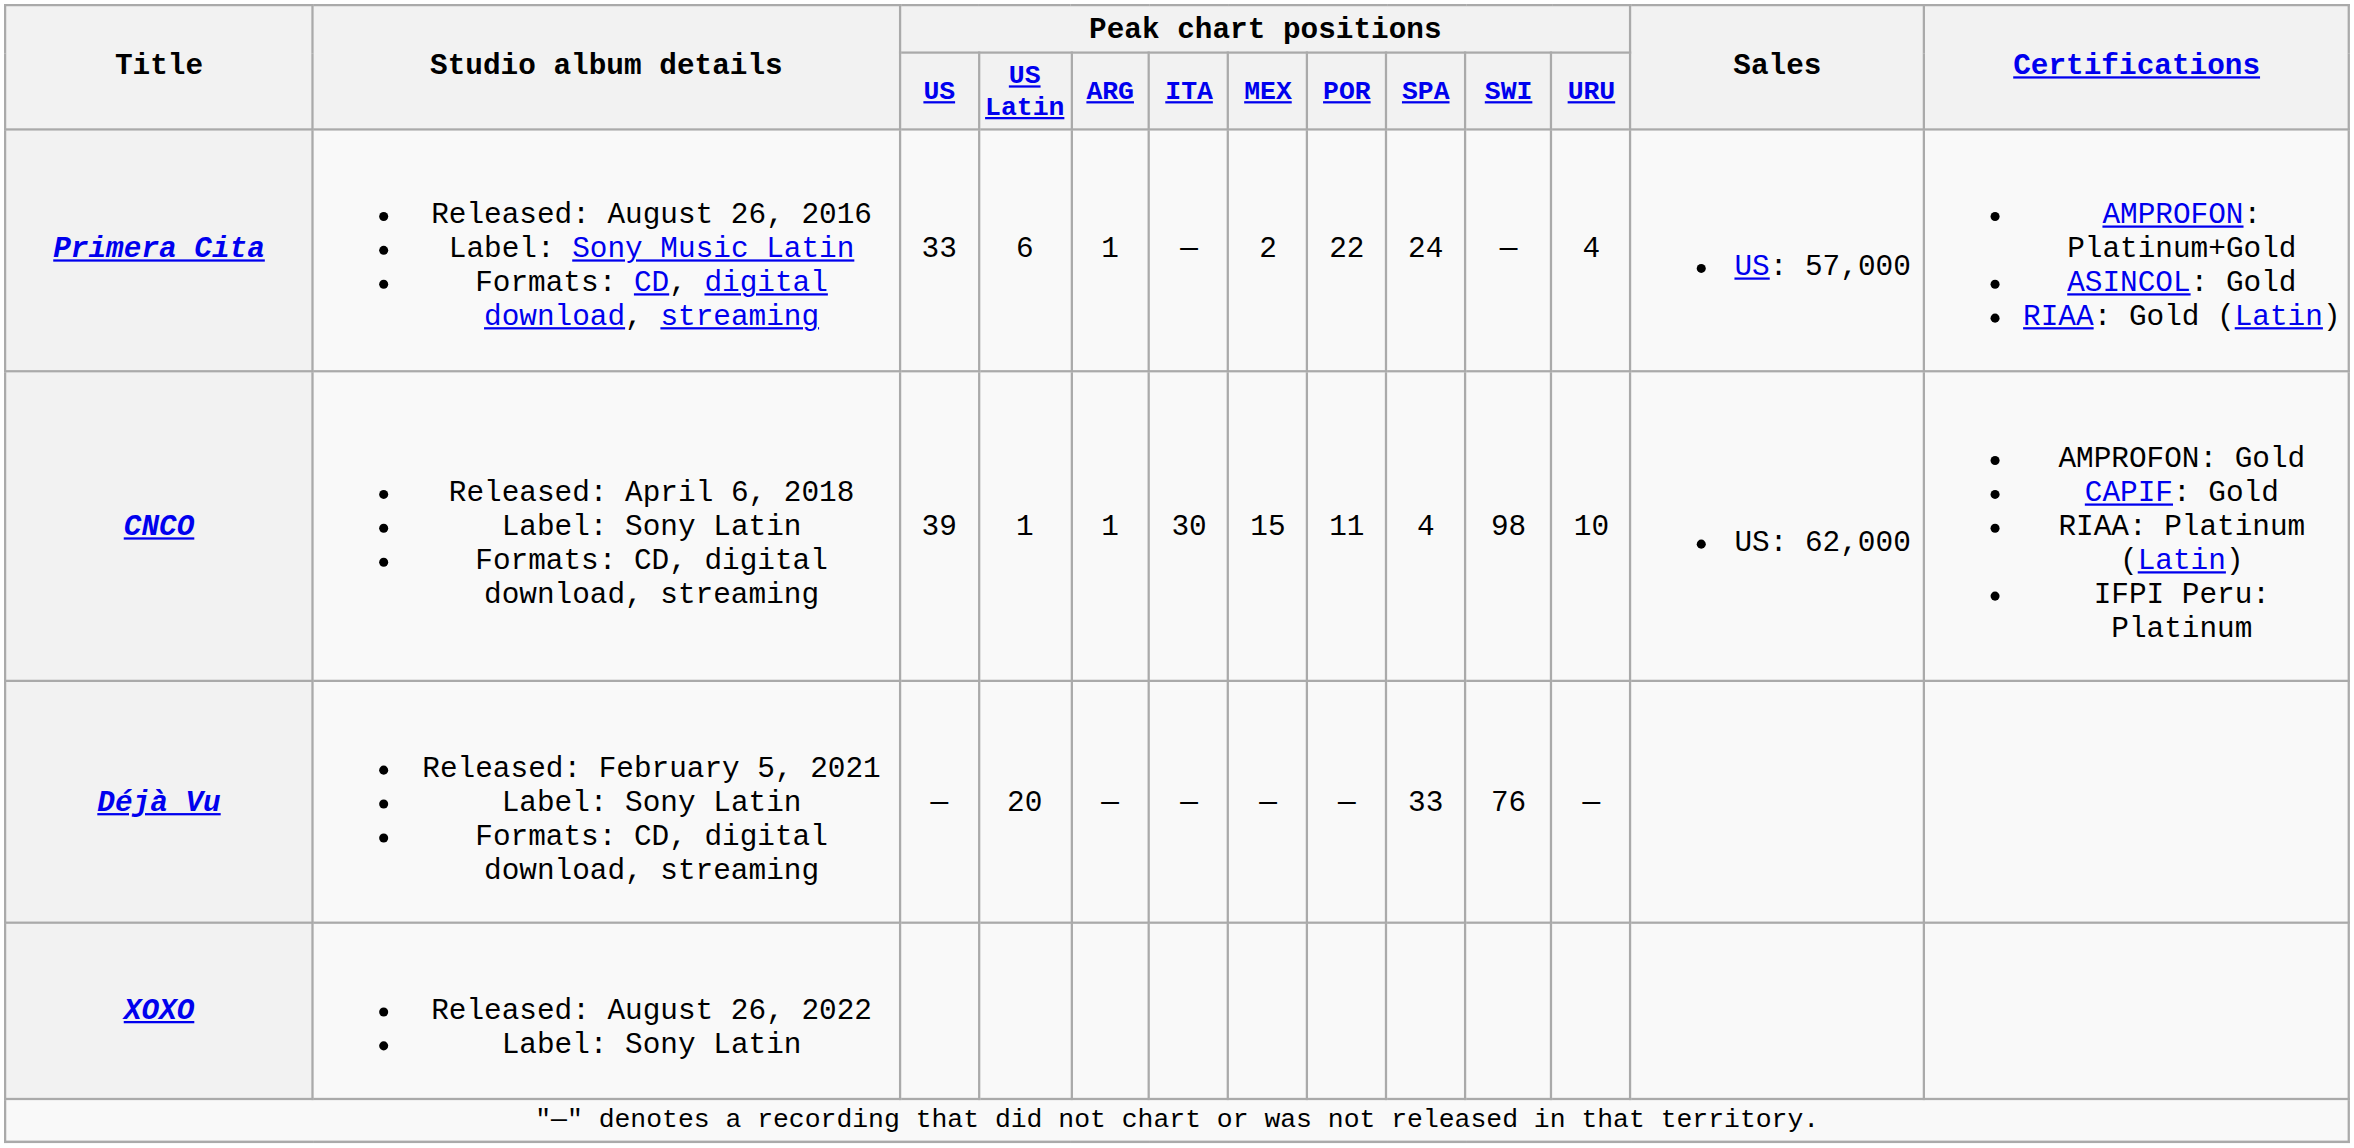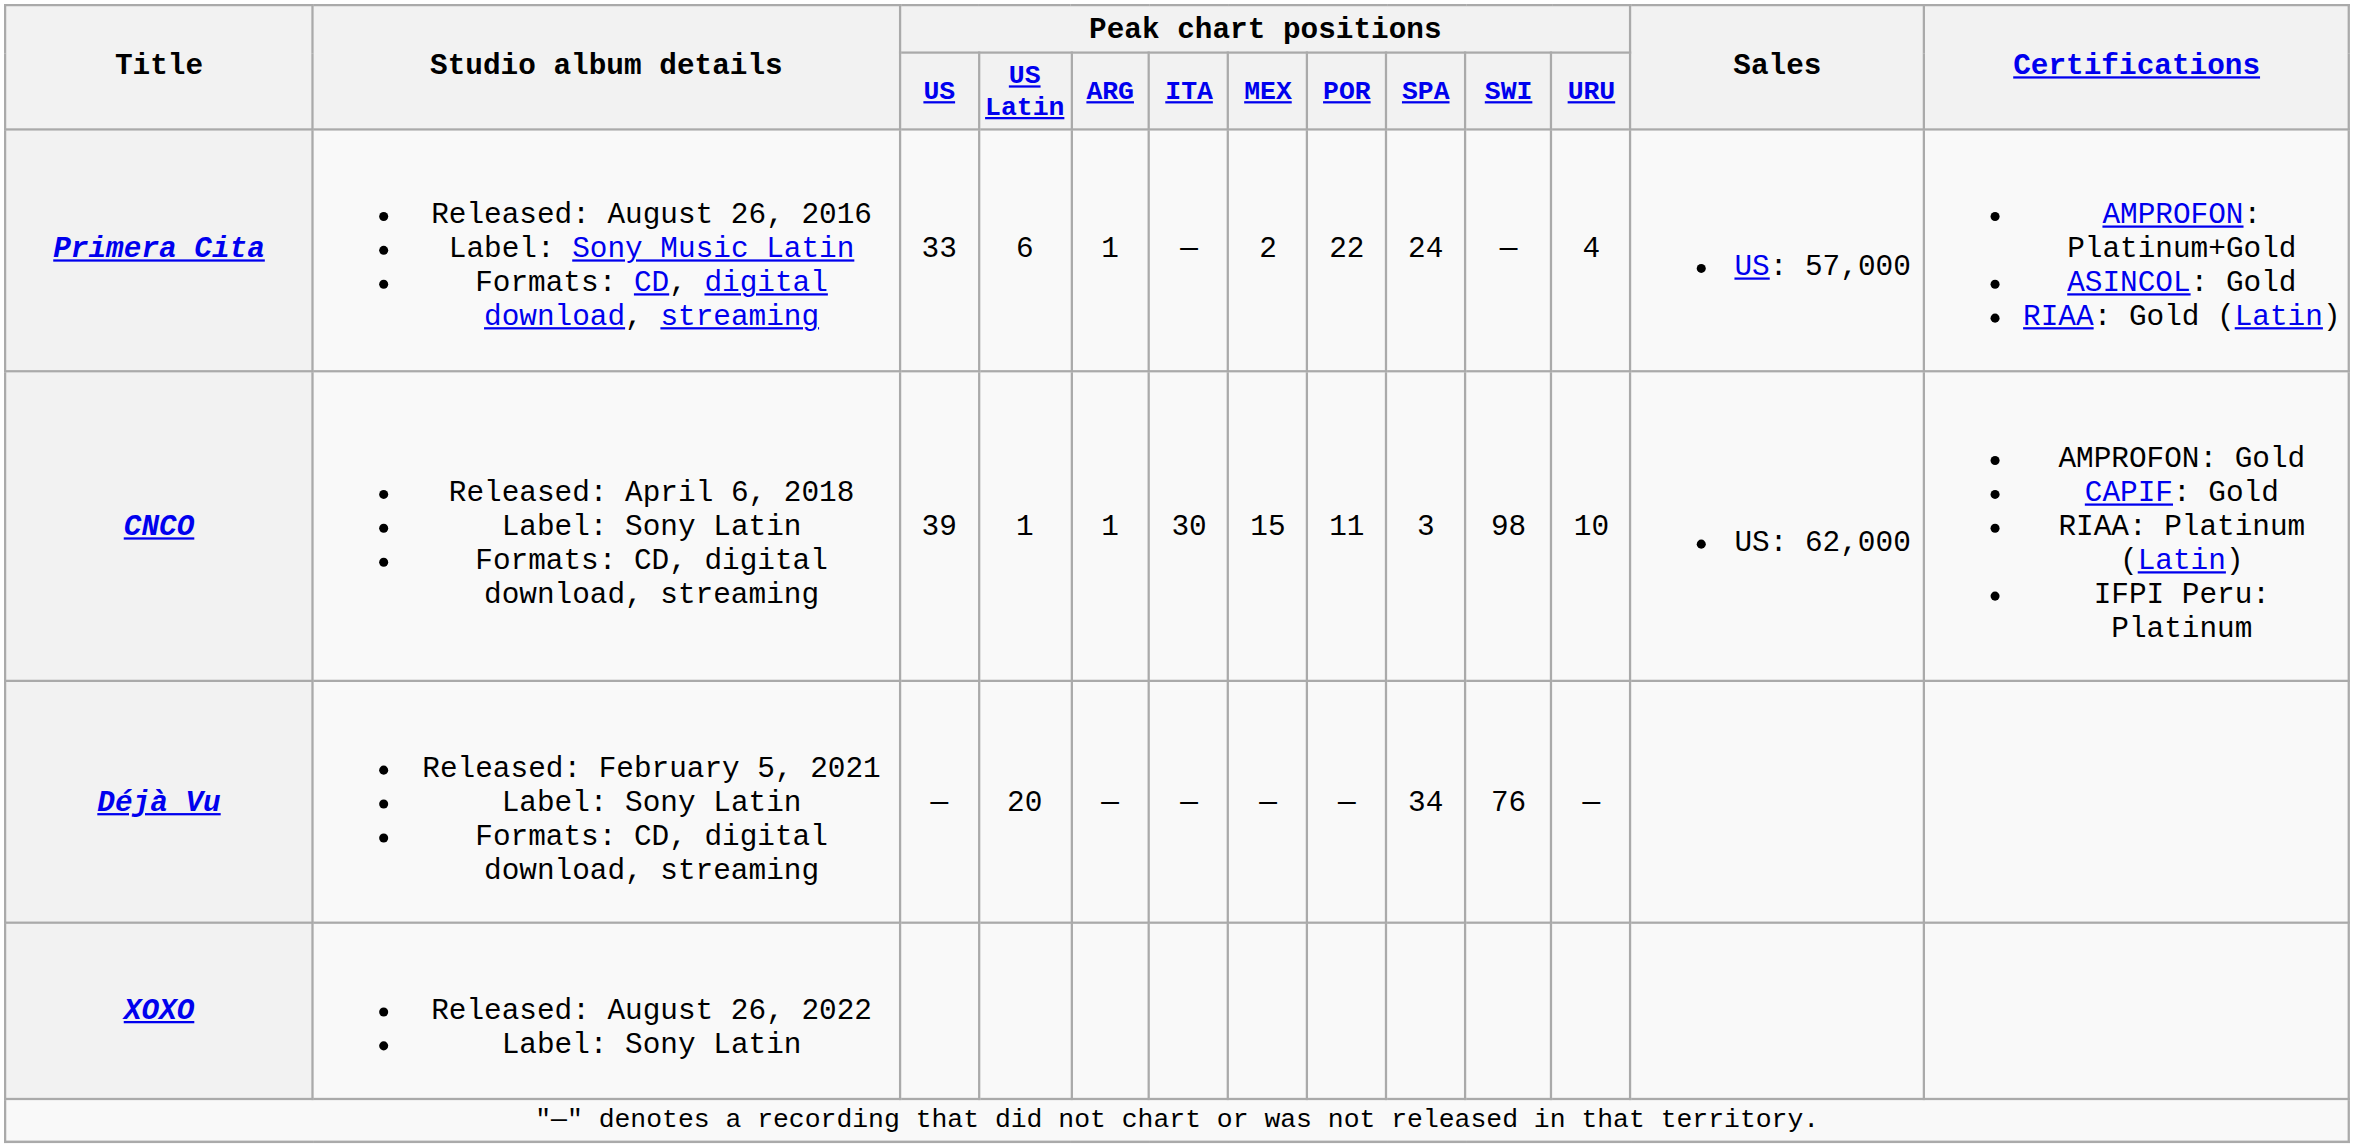(1426, 526) 4 -> (1426, 526) 3
(1426, 802) 33 -> (1426, 802) 34
